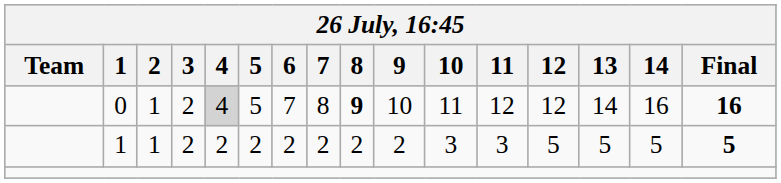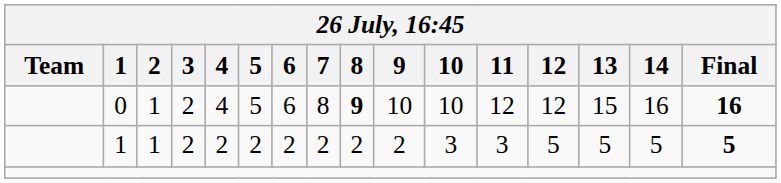(222, 105) lightgrey background -> (222, 105) no background
(289, 105) 7 -> (289, 105) 6
(451, 105) 11 -> (451, 105) 10
(605, 105) 14 -> (605, 105) 15
